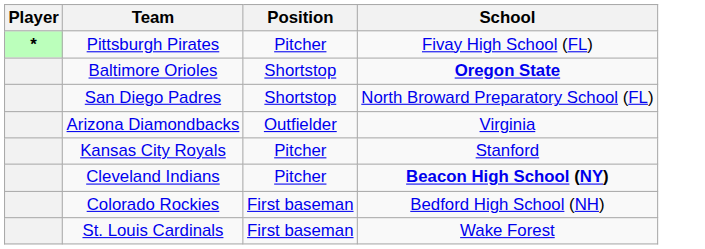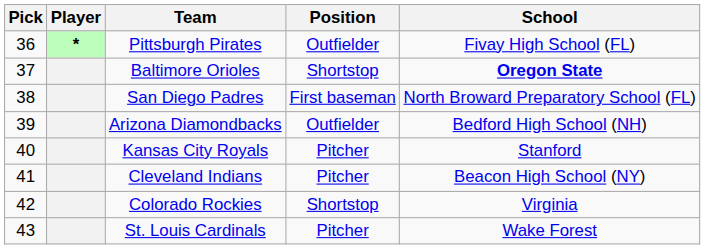+ column: (26, 17)
(300, 44) Pitcher -> (343, 44) Outfielder
(300, 97) Shortstop -> (343, 97) First baseman
(507, 124) Virginia -> (550, 124) Bedford High School (NH)
(507, 177) bold -> (550, 177) normal
(300, 204) First baseman -> (343, 204) Shortstop
(507, 204) Bedford High School (NH) -> (550, 204) Virginia
(300, 230) First baseman -> (343, 230) Pitcher
